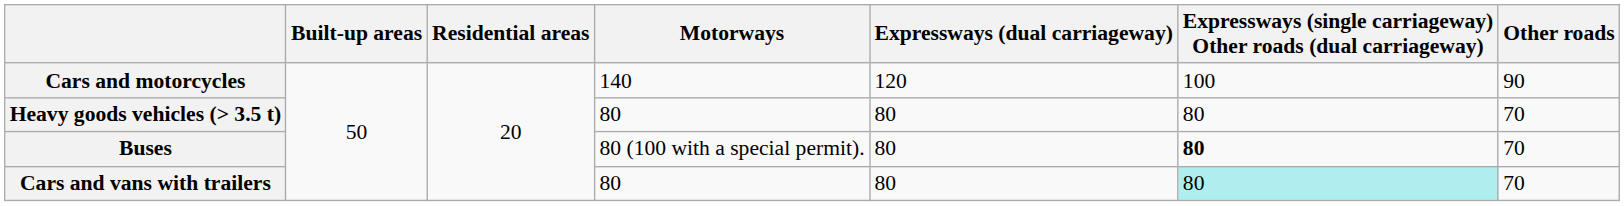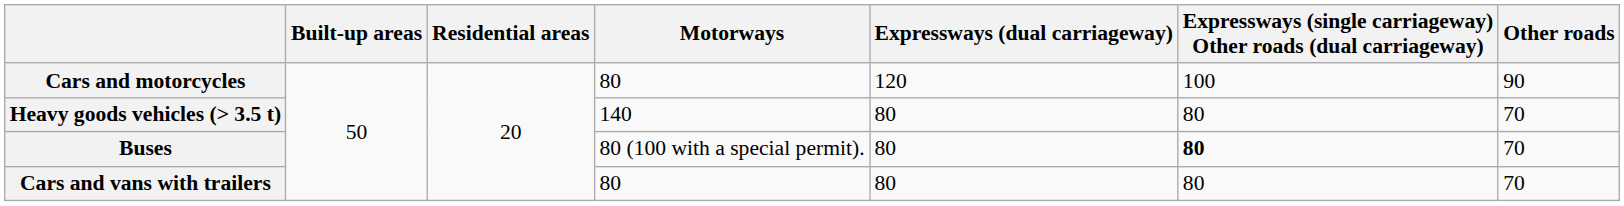(616, 80) 140 -> (610, 80) 80
(610, 114) 80 -> (616, 114) 140
(1194, 182) paleturquoise background -> (1194, 182) no background
